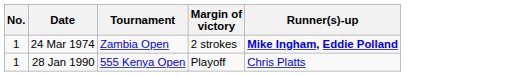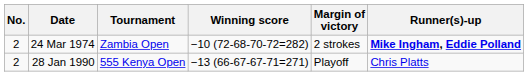+ column: (250, 20)
(16, 44) 1 -> (16, 44) 2
(16, 62) 1 -> (16, 62) 2
